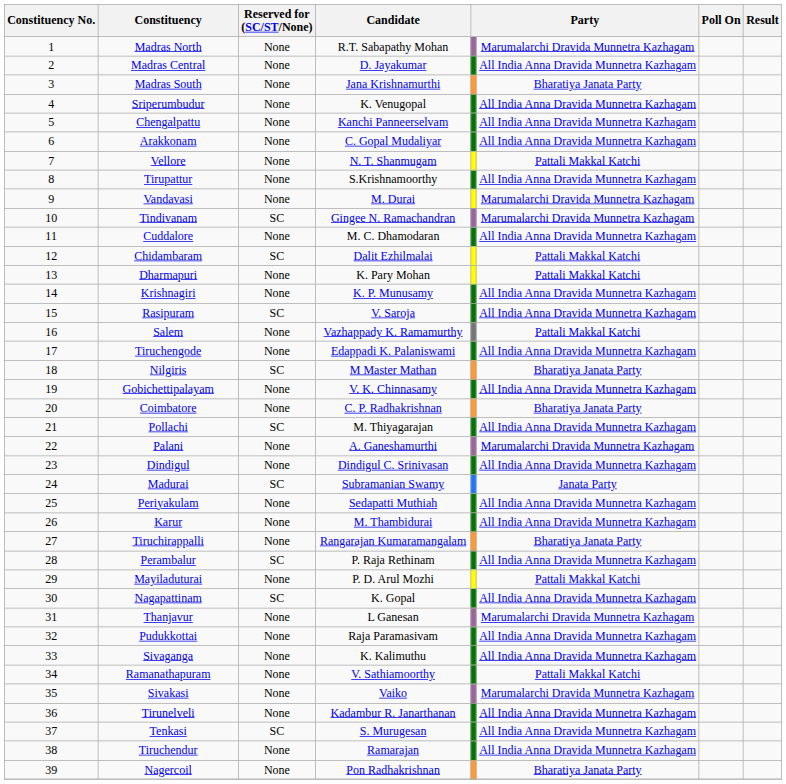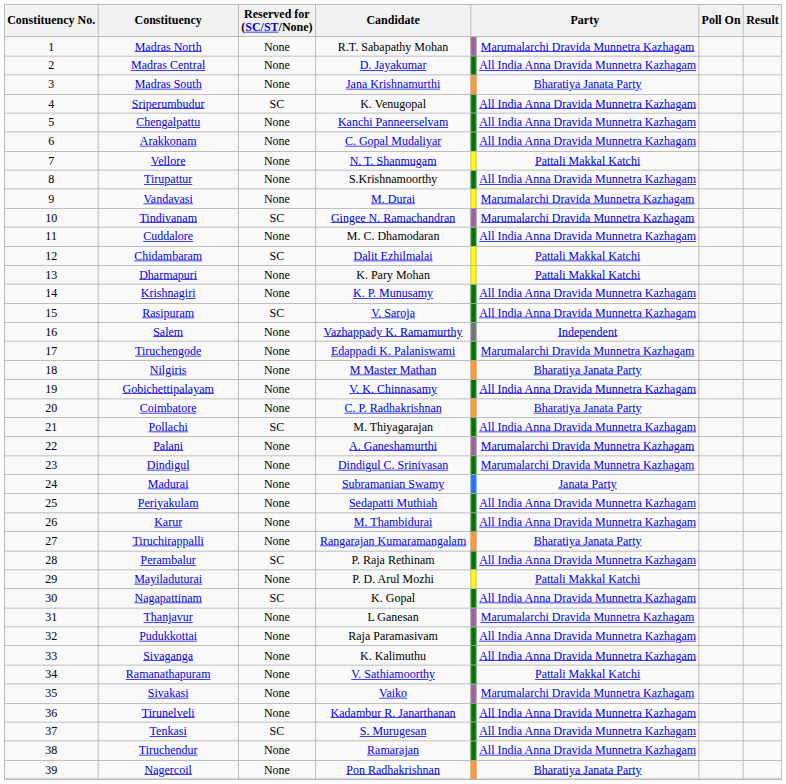(277, 103) None -> (277, 103) SC
(588, 332) Pattali Makkal Katchi -> (588, 332) Independent
(588, 351) All India Anna Dravida Munnetra Kazhagam -> (588, 351) Marumalarchi Dravida Munnetra Kazhagam
(277, 370) SC -> (277, 370) None
(588, 465) All India Anna Dravida Munnetra Kazhagam -> (588, 465) Marumalarchi Dravida Munnetra Kazhagam
(277, 484) SC -> (277, 484) None
